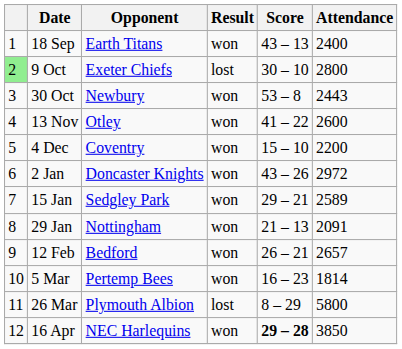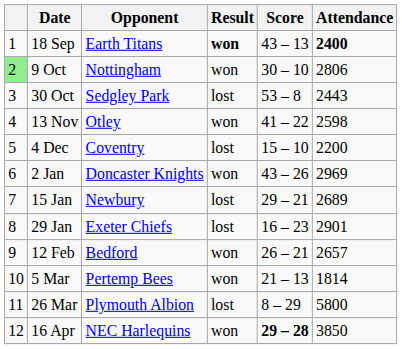(225, 43) normal -> (225, 43) bold
(332, 43) normal -> (332, 43) bold
(129, 69) Exeter Chiefs -> (123, 69) Nottingham
(222, 69) lost -> (225, 69) won
(332, 69) 2800 -> (332, 69) 2806
(115, 95) Newbury -> (128, 95) Sedgley Park
(225, 95) won -> (222, 95) lost
(332, 121) 2600 -> (332, 121) 2598
(225, 148) won -> (222, 148) lost
(332, 174) 2972 -> (332, 174) 2969
(128, 200) Sedgley Park -> (115, 200) Newbury
(225, 200) won -> (222, 200) lost
(332, 200) 2589 -> (332, 200) 2689
(123, 226) Nottingham -> (129, 226) Exeter Chiefs
(225, 226) won -> (222, 226) lost
(285, 226) 21 – 13 -> (285, 226) 16 – 23
(332, 226) 2091 -> (332, 226) 2901
(285, 278) 16 – 23 -> (285, 278) 21 – 13
